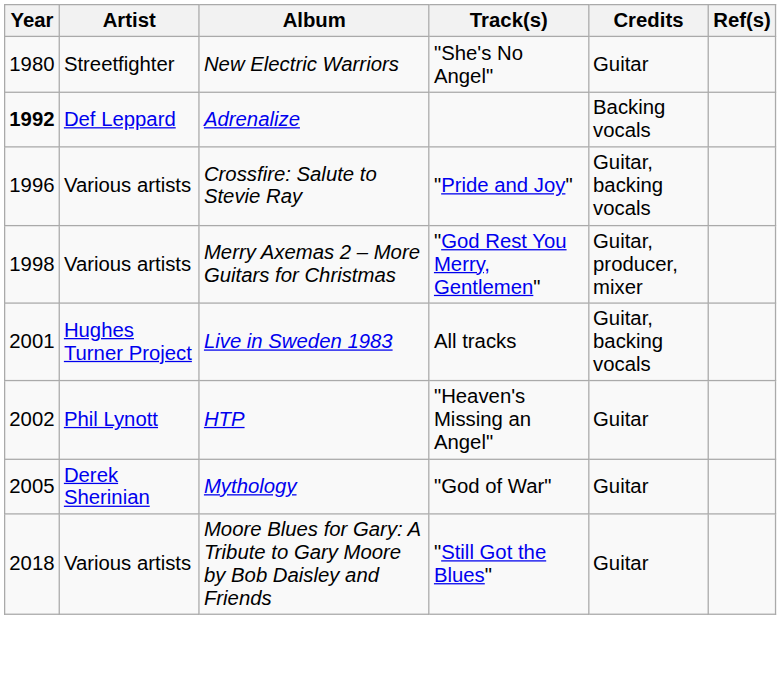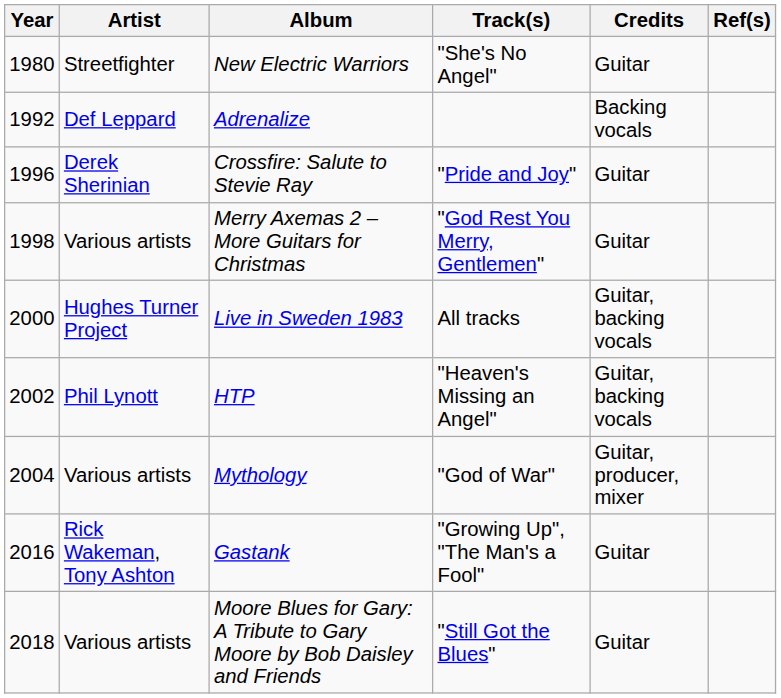(32, 119) bold -> (32, 119) normal
(128, 185) Various artists -> (107, 174) Derek Sherinian
(628, 185) Guitar, backing vocals -> (622, 174) Guitar
(635, 263) Guitar, producer, mixer -> (622, 240) Guitar
(32, 341) 2001 -> (32, 318) 2000
(621, 419) Guitar -> (629, 396) Guitar, backing vocals
(32, 486) 2005 -> (32, 474) 2004
(107, 486) Derek Sherinian -> (128, 474) Various artists
(621, 486) Guitar -> (637, 474) Guitar, producer, mixer
+ row: (252, 552)
